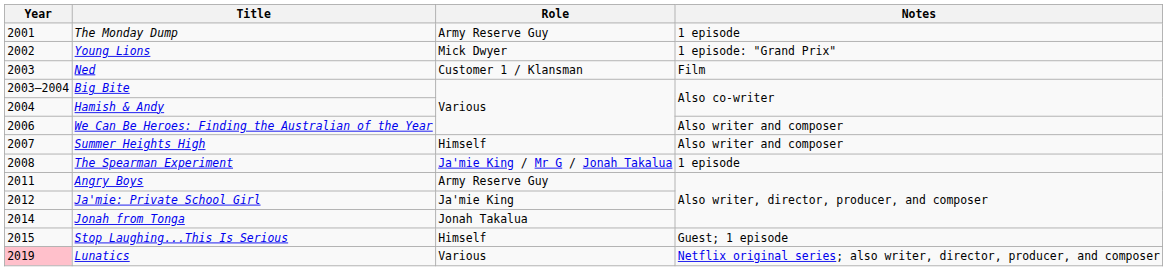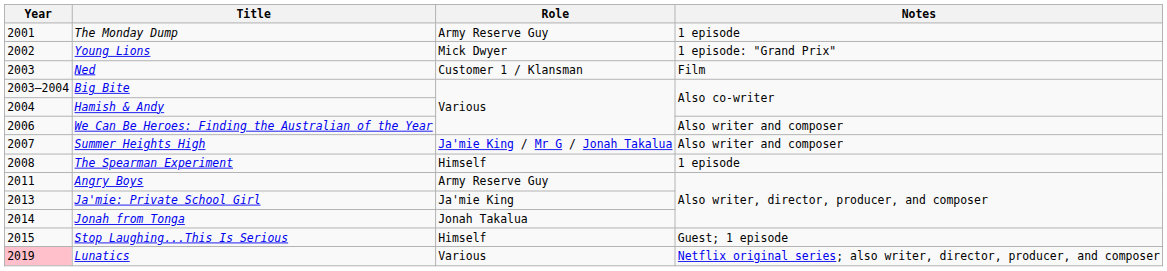(462, 144) Himself -> (555, 144) Ja'mie King / Mr G / Jonah Takalua
(555, 163) Ja'mie King / Mr G / Jonah Takalua -> (462, 163) Himself
(21, 200) 2012 -> (21, 200) 2013
